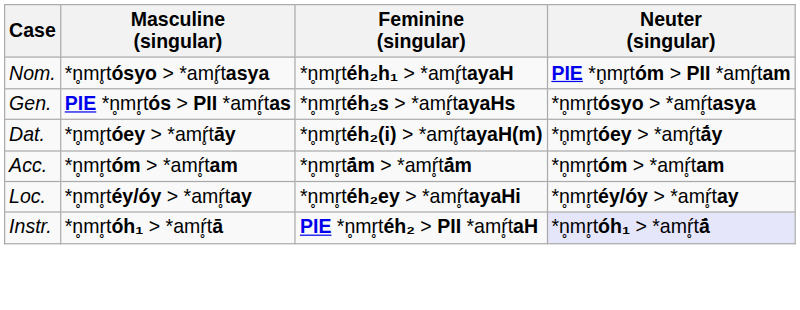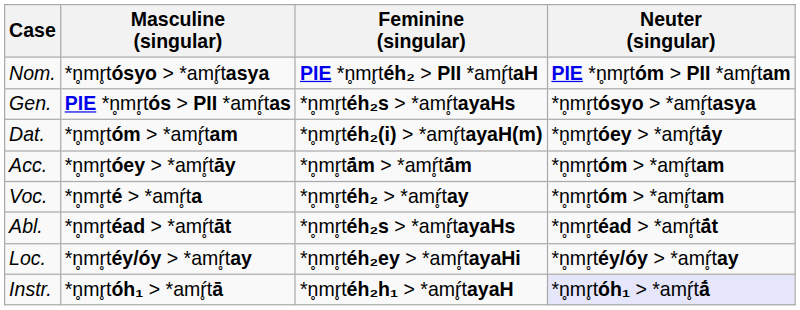(407, 72) *n̥mr̥téh₂h₁ > *amŕ̥tayaH -> (419, 72) PIE *n̥mr̥téh₂ > PII *amŕ̥taH
(150, 134) *n̥mr̥tóey > *amŕ̥tāy -> (151, 134) *n̥mr̥tóm > *amŕ̥tam
(151, 165) *n̥mr̥tóm > *amŕ̥tam -> (150, 165) *n̥mr̥tóey > *amŕ̥tāy
+ row: (28, 196)
+ row: (26, 227)
(419, 227) PIE *n̥mr̥téh₂ > PII *amŕ̥taH -> (407, 289) *n̥mr̥téh₂h₁ > *amŕ̥tayaH
